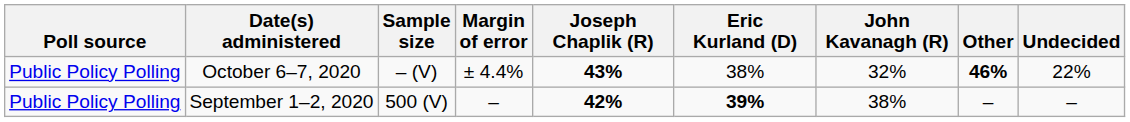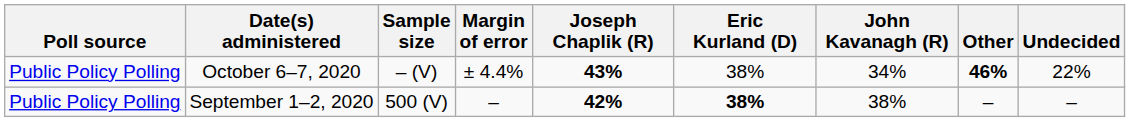(887, 72) 32% -> (887, 72) 34%
(745, 102) 39% -> (745, 102) 38%
